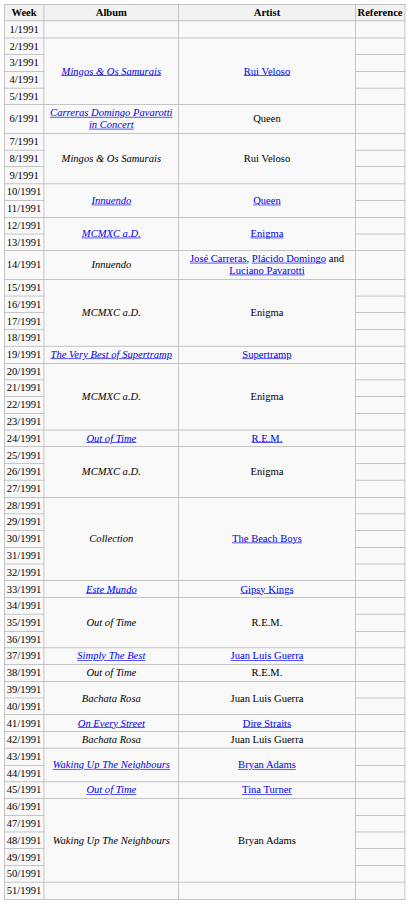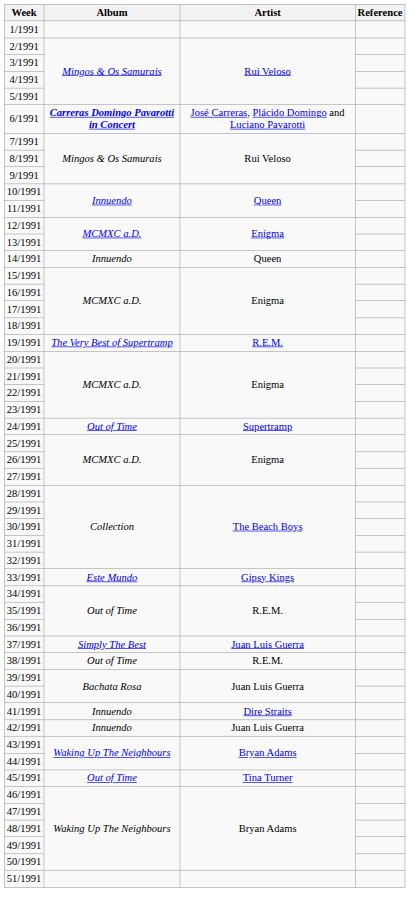(111, 119) normal -> (112, 119) bold
(267, 119) Queen -> (268, 119) José Carreras, Plácido Domingo and Luciano Pavarotti
(267, 265) José Carreras, Plácido Domingo and Luciano Pavarotti -> (268, 259) Queen
(267, 354) Supertramp -> (268, 342) R.E.M.
(267, 438) R.E.M. -> (268, 426) Supertramp
(111, 723) On Every Street -> (112, 711) Innuendo
(111, 740) Bachata Rosa -> (112, 728) Innuendo
